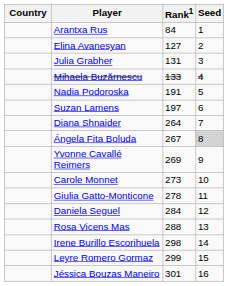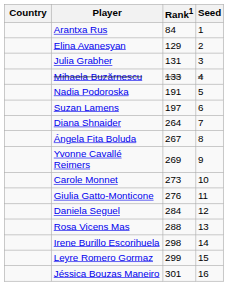(173, 45) 127 -> (173, 45) 129
(201, 138) lightgrey background -> (201, 138) no background
(173, 196) 278 -> (173, 196) 276
